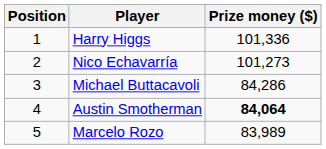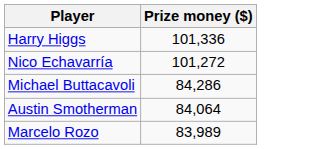- column: (37, 16)
(263, 62) 101,273 -> (198, 62) 101,272
(263, 109) bold -> (198, 109) normal
